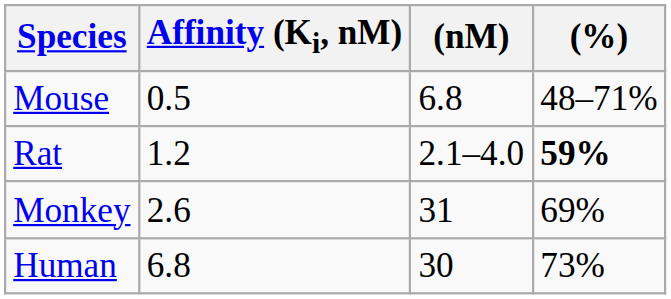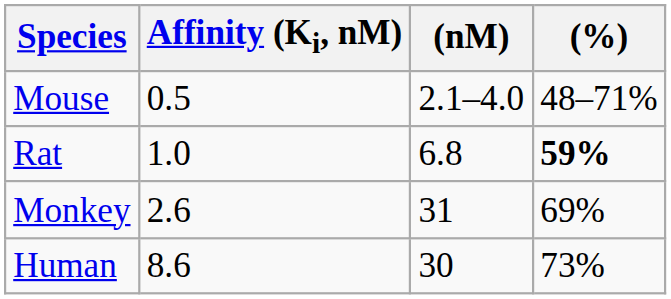(440, 97) 6.8 -> (471, 97) 2.1–4.0
(169, 153) 1.2 -> (169, 153) 1.0
(471, 153) 2.1–4.0 -> (440, 153) 6.8
(169, 264) 6.8 -> (169, 264) 8.6
